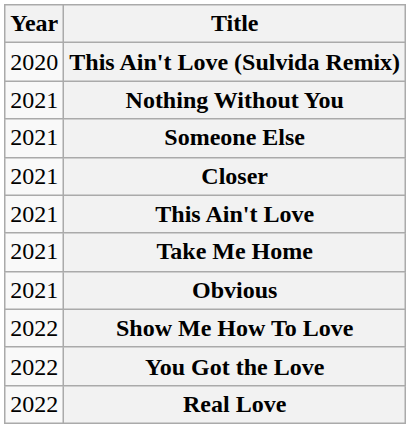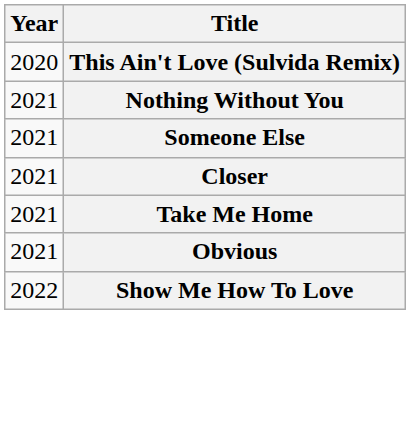- row: (235, 213)
- row: (235, 366)
- row: (235, 404)
